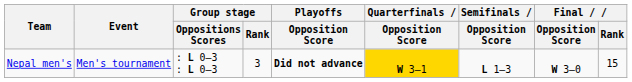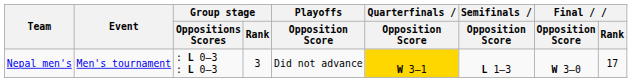(318, 63) bold -> (318, 63) normal
(612, 63) 15 -> (612, 63) 17
